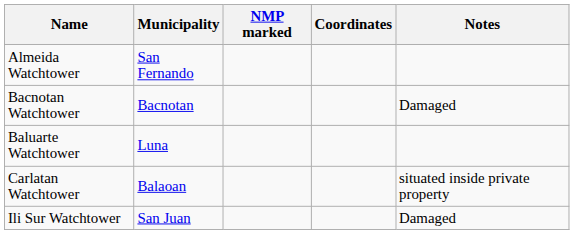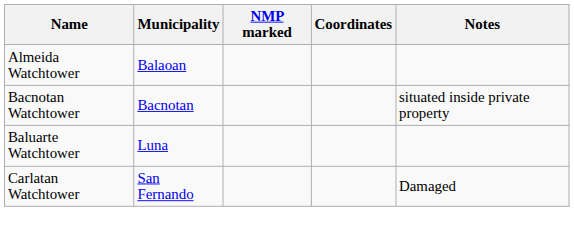(166, 65) San Fernando -> (162, 65) Balaoan
(428, 105) Damaged -> (464, 105) situated inside private property
(162, 186) Balaoan -> (166, 186) San Fernando
(464, 186) situated inside private property -> (428, 186) Damaged
- row: (64, 217)
